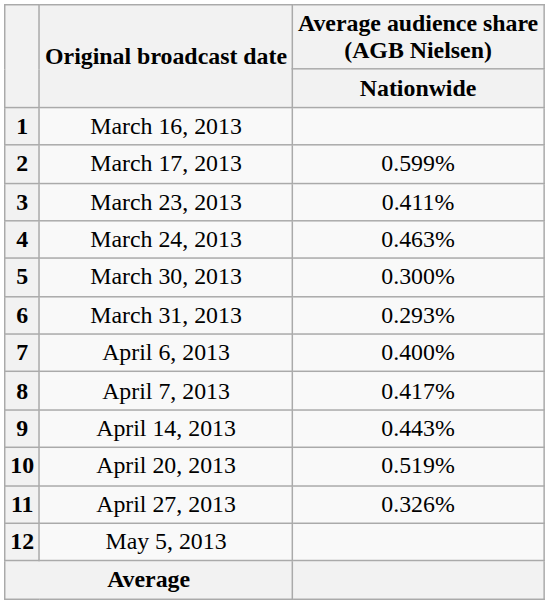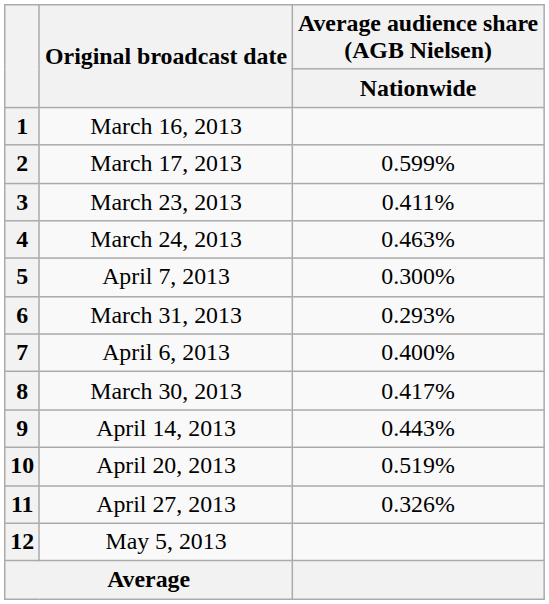(166, 277) March 30, 2013 -> (166, 277) April 7, 2013
(166, 390) April 7, 2013 -> (166, 390) March 30, 2013
